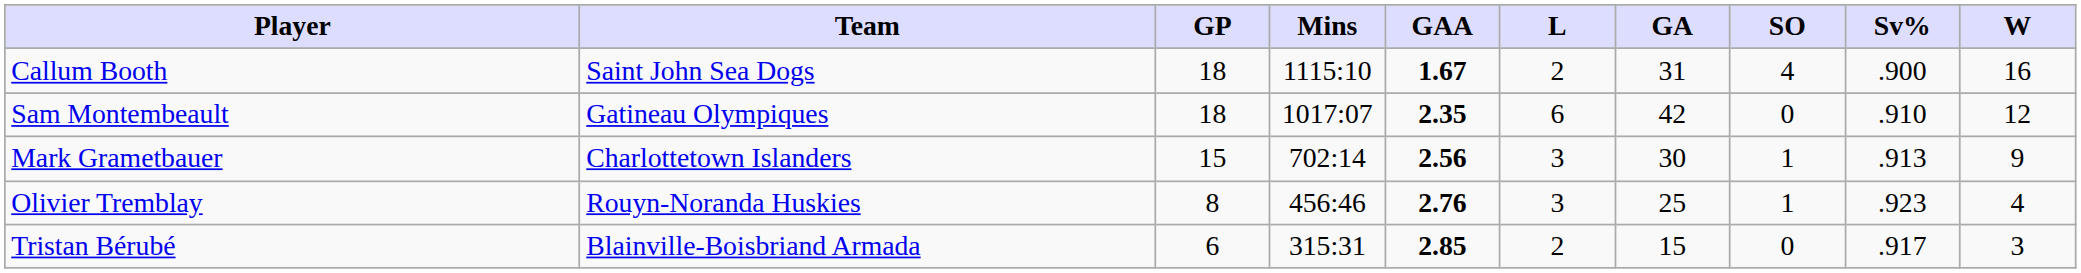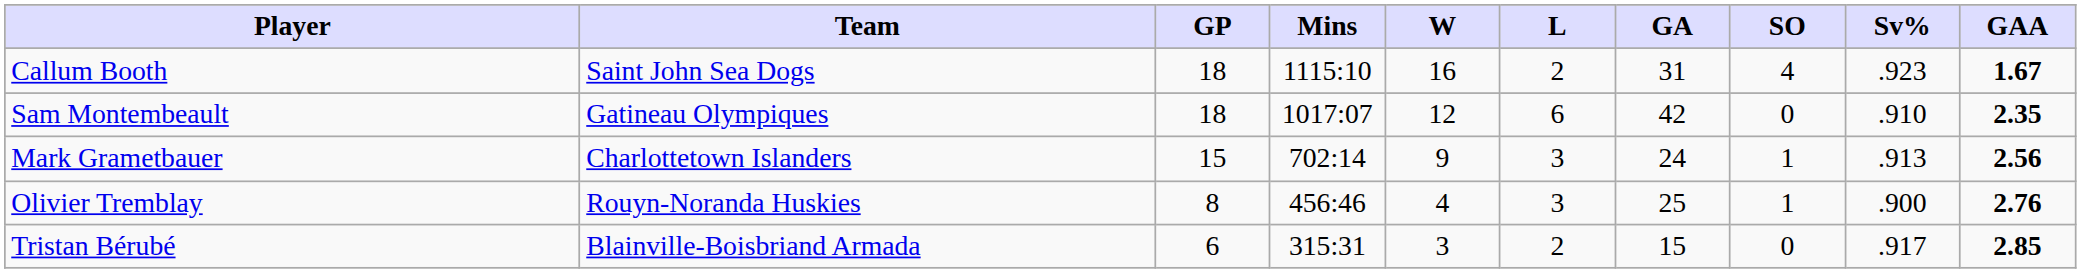columns swapped: (2017, 26) <-> (1442, 26)
(1902, 70) .900 -> (1902, 70) .923
(1672, 158) 30 -> (1672, 158) 24
(1902, 202) .923 -> (1902, 202) .900
